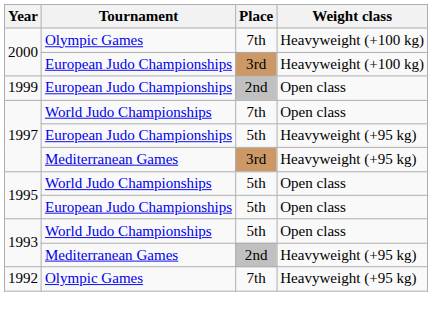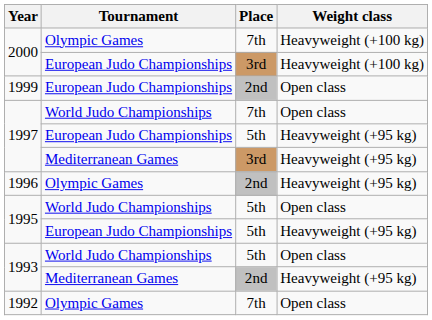+ row: (23, 183)
(313, 207) Open class -> (348, 231) Heavyweight (+95 kg)
(348, 278) Heavyweight (+95 kg) -> (313, 302) Open class
